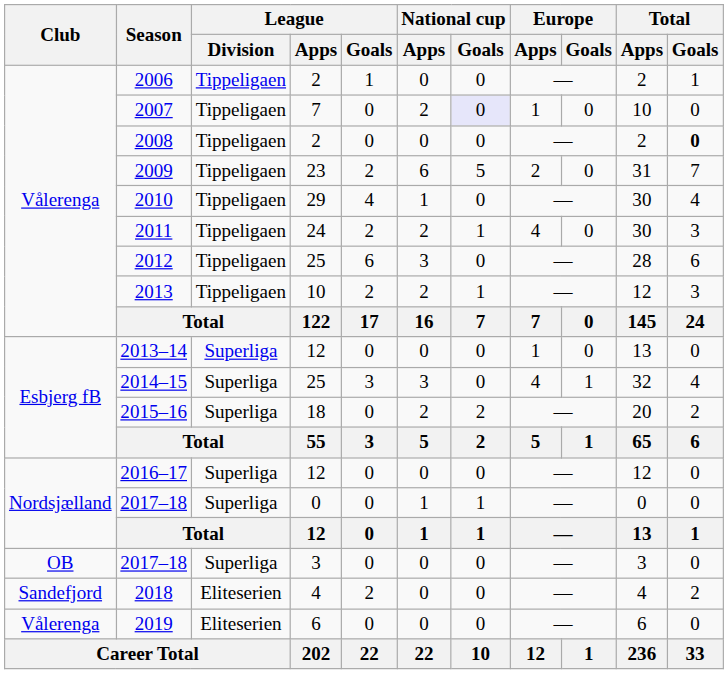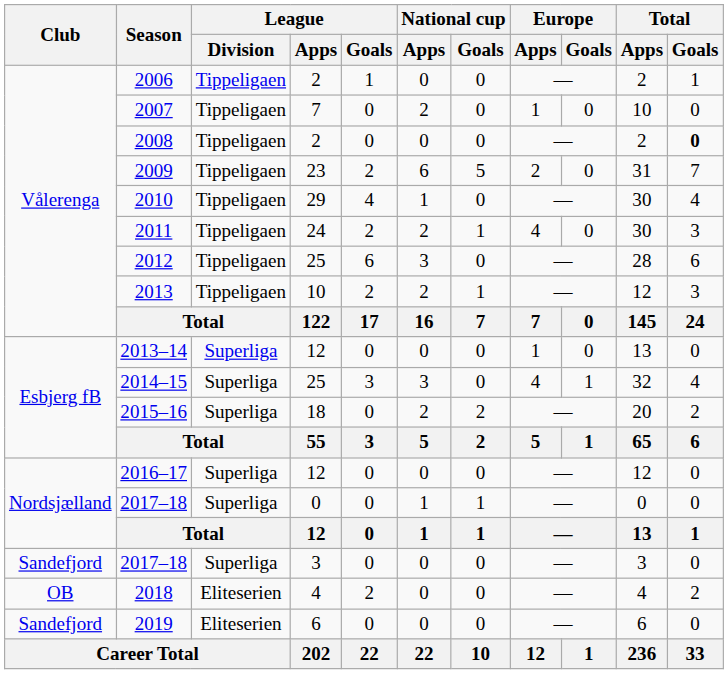(481, 110) lavender background -> (481, 110) no background
(60, 563) OB -> (60, 563) Sandefjord
(60, 593) Sandefjord -> (60, 593) OB
(60, 623) Vålerenga -> (60, 623) Sandefjord
